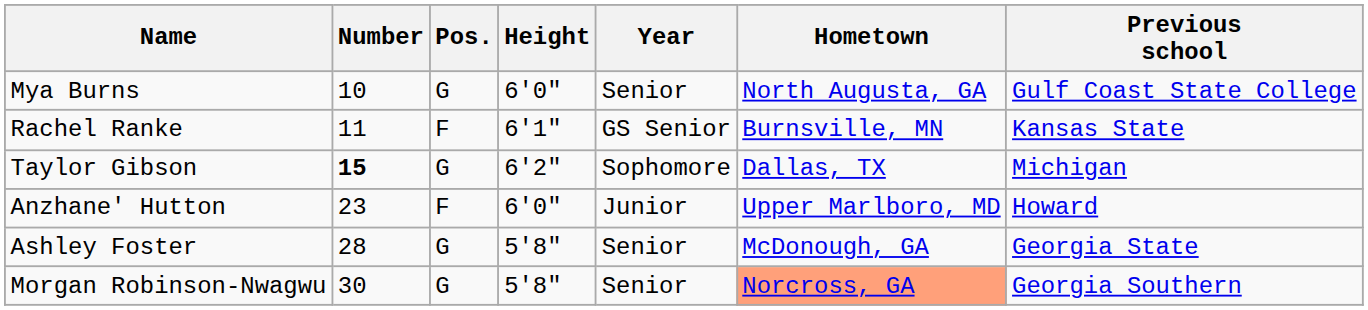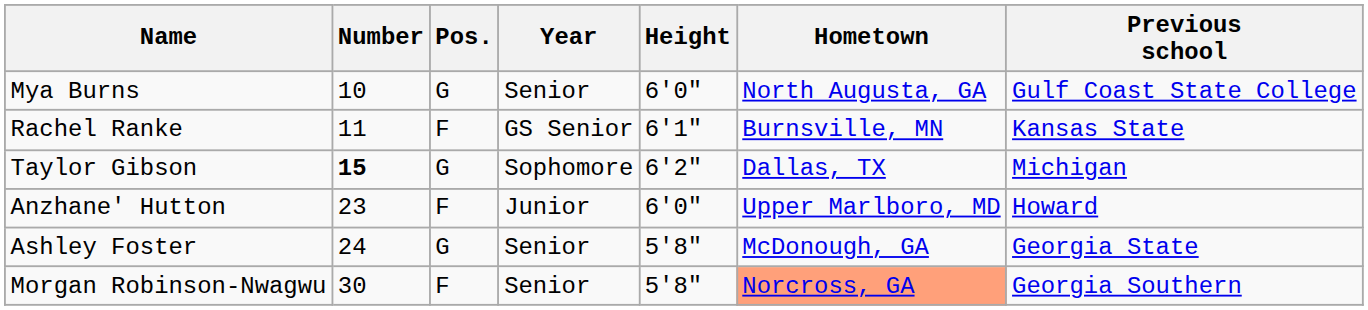columns swapped: (547, 38) <-> (666, 38)
(352, 247) 28 -> (352, 247) 24
(443, 286) G -> (443, 286) F
